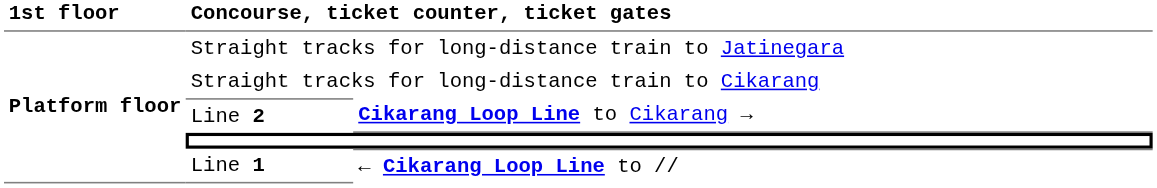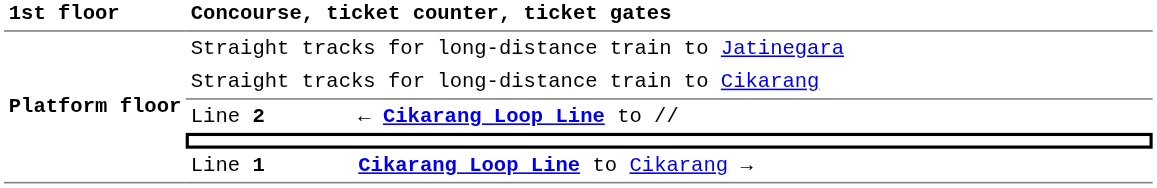(556, 115) Cikarang Loop Line to Cikarang → -> (519, 116) ← Cikarang Loop Line to //
(519, 167) ← Cikarang Loop Line to // -> (556, 165) Cikarang Loop Line to Cikarang →
